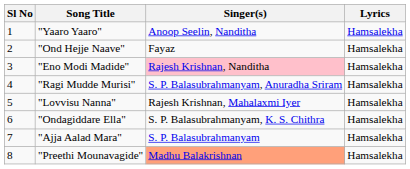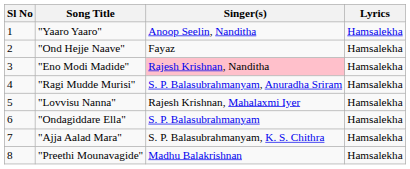(236, 119) S. P. Balasubrahmanyam, K. S. Chithra -> (204, 119) S. P. Balasubrahmanyam
(204, 137) S. P. Balasubrahmanyam -> (236, 137) S. P. Balasubrahmanyam, K. S. Chithra
(195, 155) lightsalmon background -> (195, 155) no background
